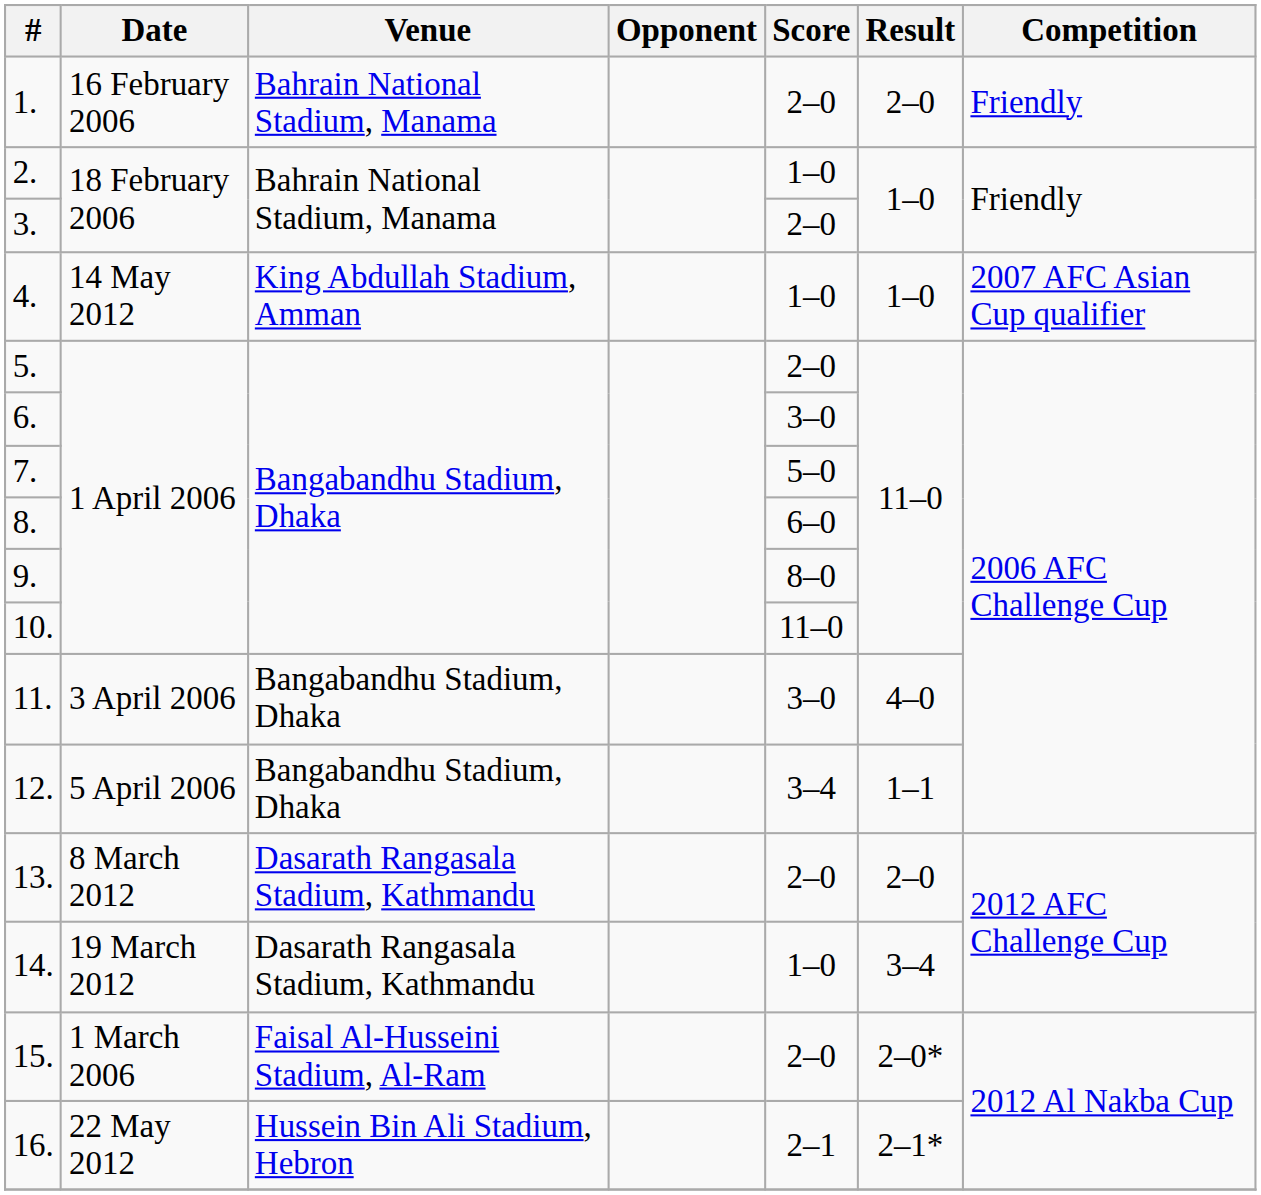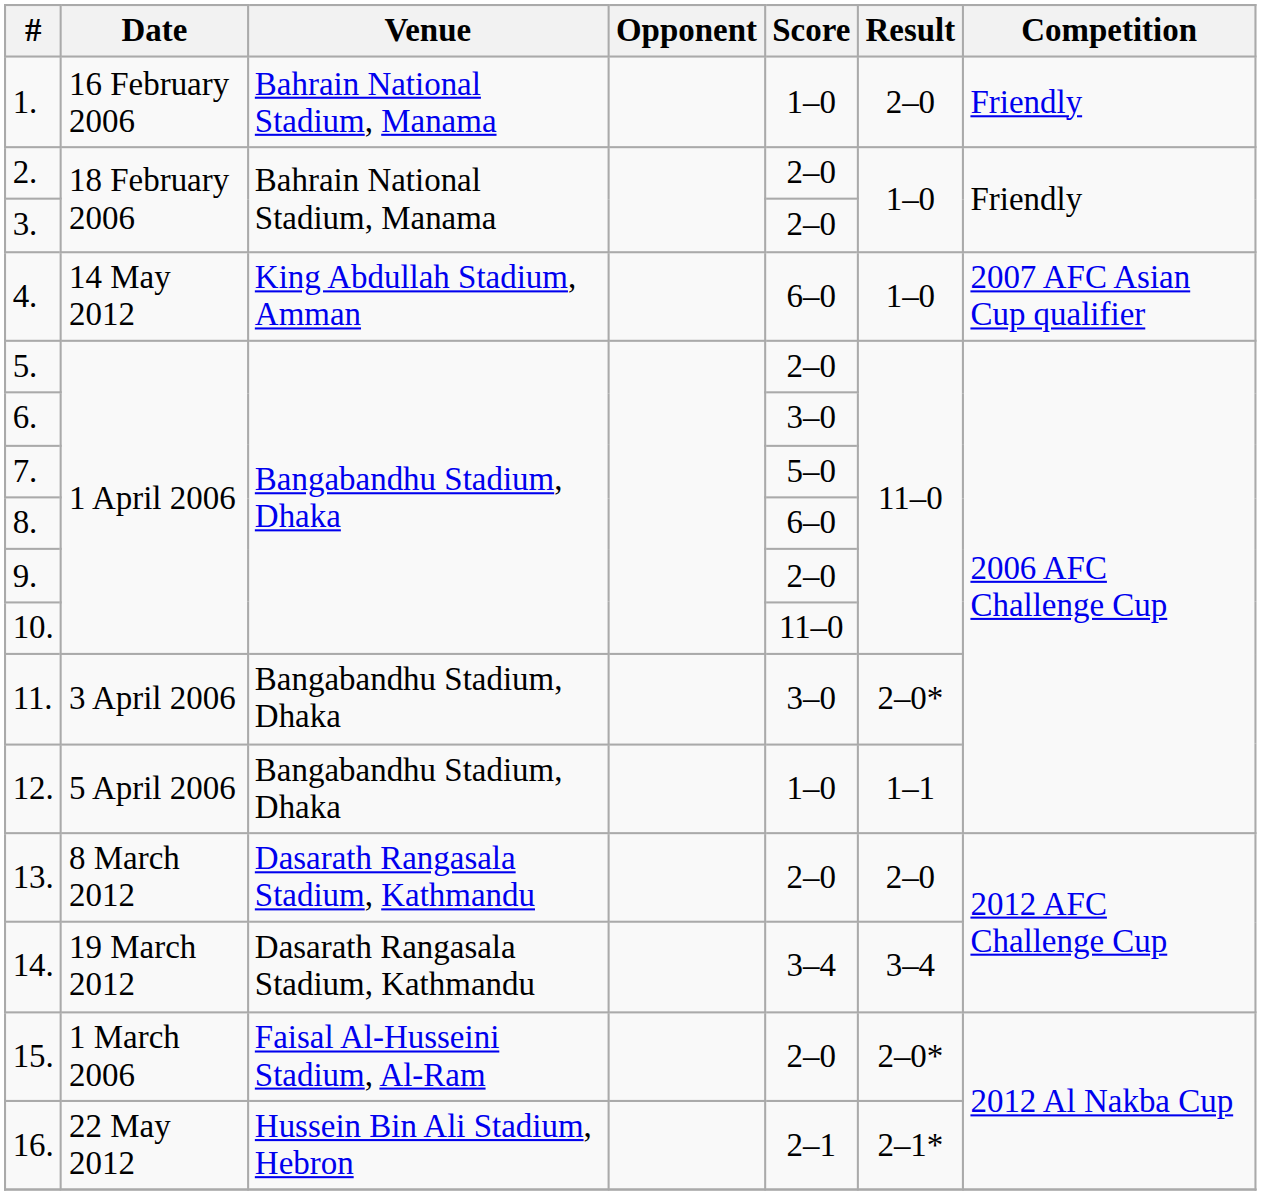(811, 101) 2–0 -> (811, 101) 1–0
(811, 172) 1–0 -> (811, 172) 2–0
(811, 295) 1–0 -> (811, 295) 6–0
(811, 575) 8–0 -> (811, 575) 2–0
(910, 698) 4–0 -> (910, 698) 2–0*
(811, 787) 3–4 -> (811, 787) 1–0
(811, 966) 1–0 -> (811, 966) 3–4
